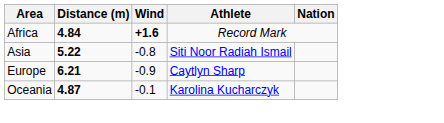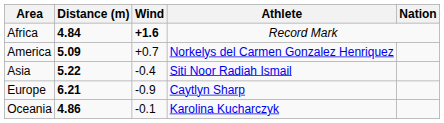+ row: (29, 52)
(145, 52) -0.8 -> (145, 71) -0.4
(69, 90) 4.87 -> (69, 109) 4.86
